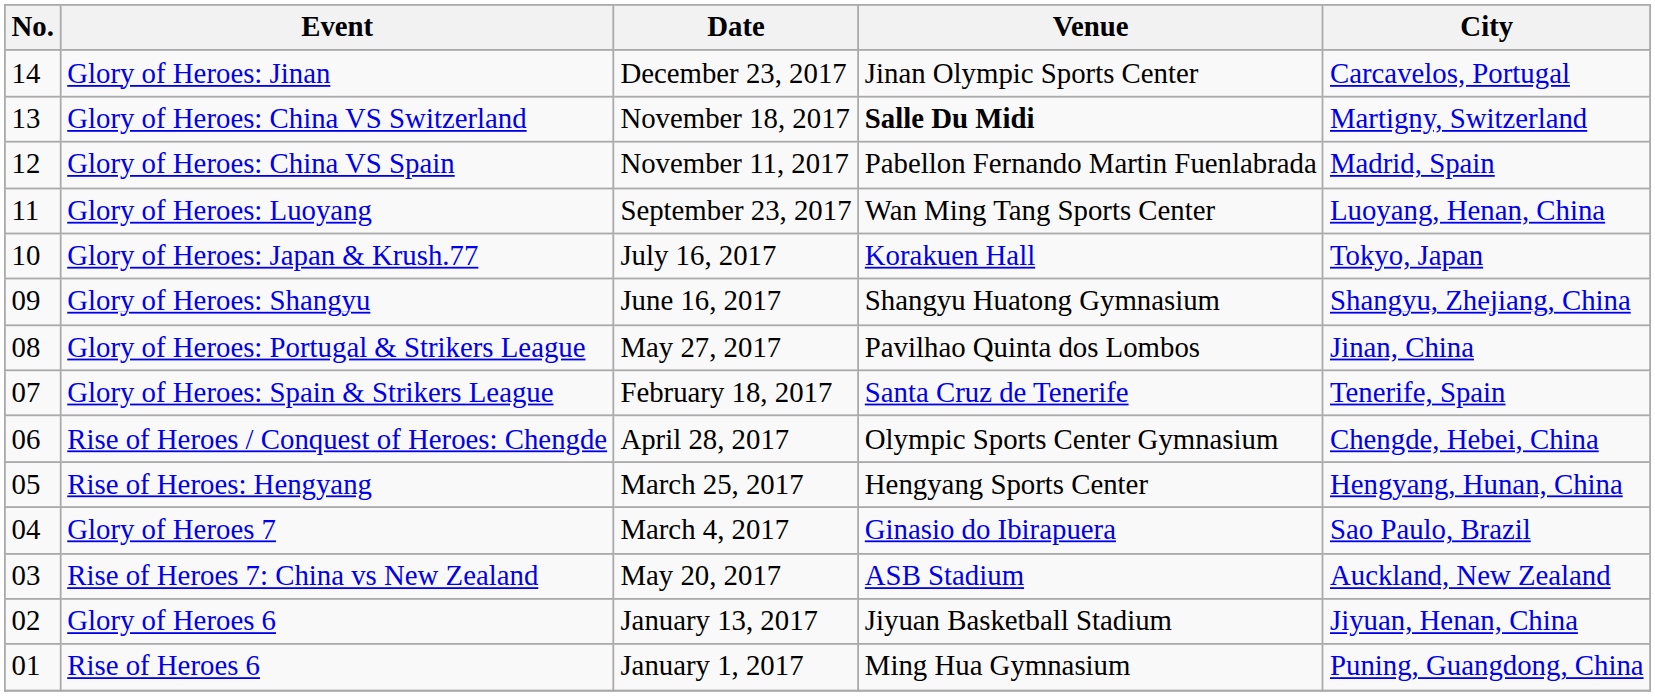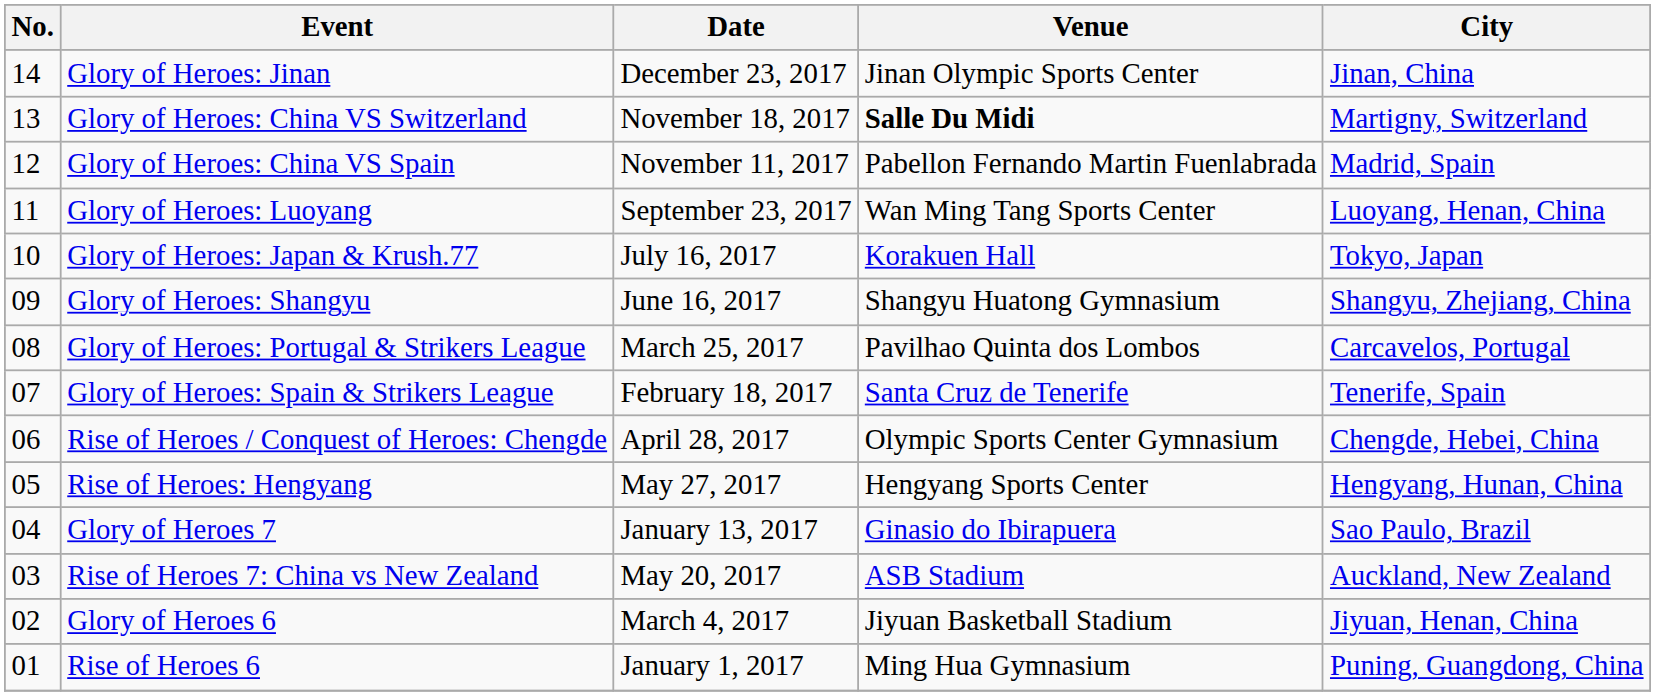(1450, 73) Carcavelos, Portugal -> (1402, 73) Jinan, China
(701, 347) May 27, 2017 -> (712, 347) March 25, 2017
(1402, 347) Jinan, China -> (1450, 347) Carcavelos, Portugal
(712, 484) March 25, 2017 -> (701, 484) May 27, 2017
(705, 529) March 4, 2017 -> (719, 529) January 13, 2017
(719, 621) January 13, 2017 -> (705, 621) March 4, 2017
